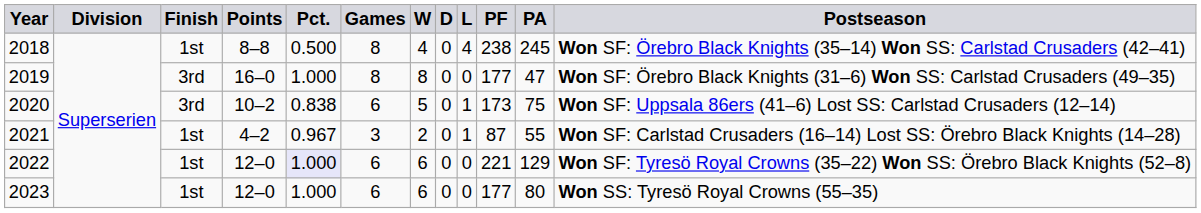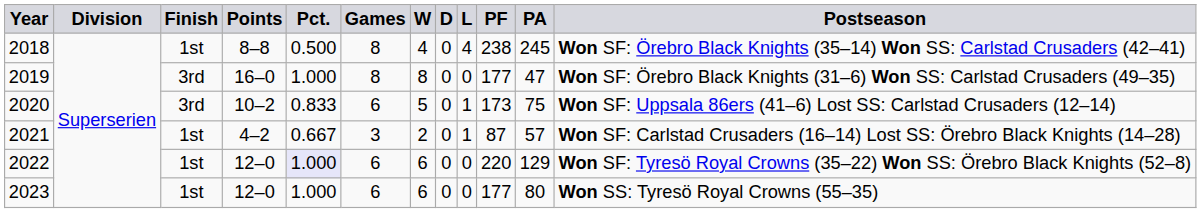(314, 105) 0.838 -> (314, 105) 0.833
(314, 134) 0.967 -> (314, 134) 0.667
(535, 134) 55 -> (535, 134) 57
(496, 163) 221 -> (496, 163) 220
